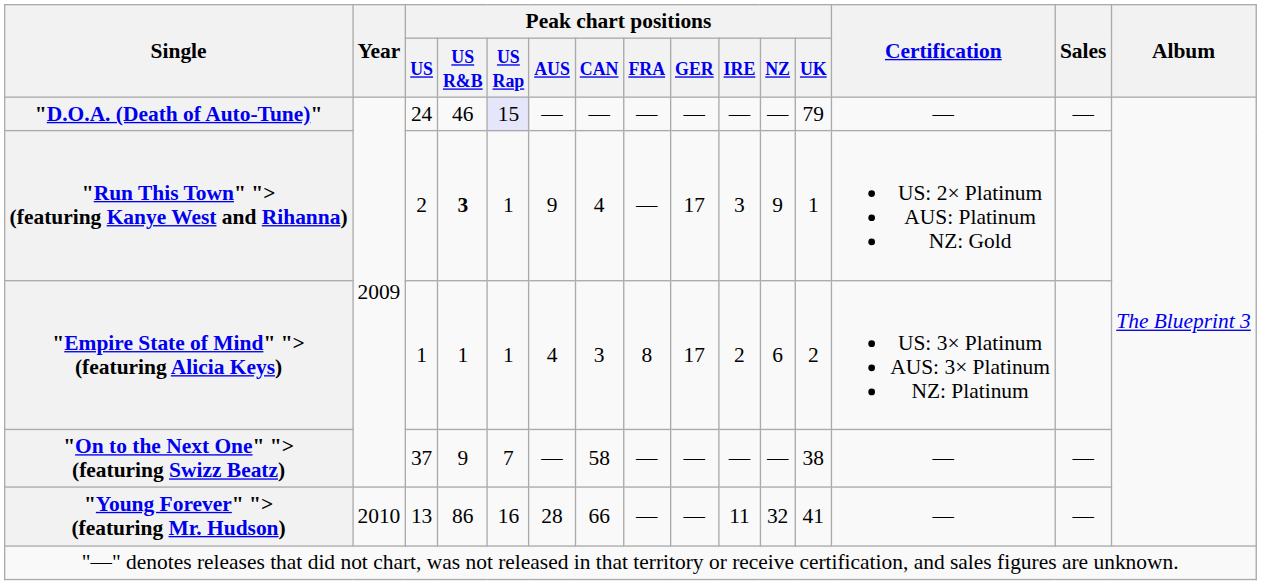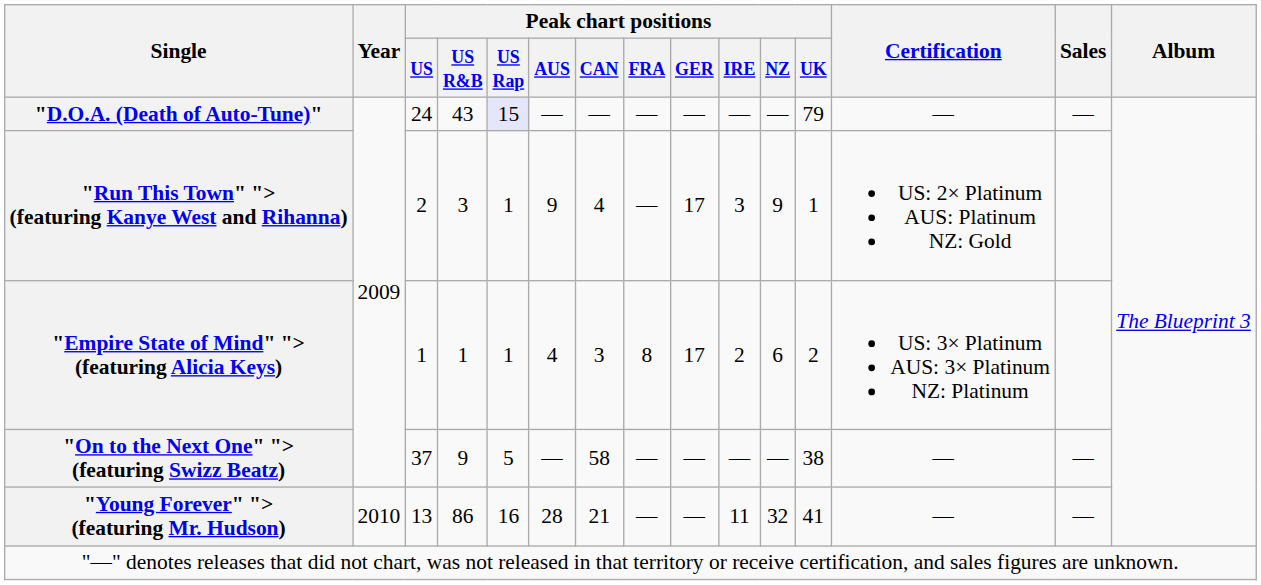(463, 113) 46 -> (463, 113) 43
(463, 205) bold -> (463, 205) normal
(508, 458) 7 -> (508, 458) 5
(599, 516) 66 -> (599, 516) 21
